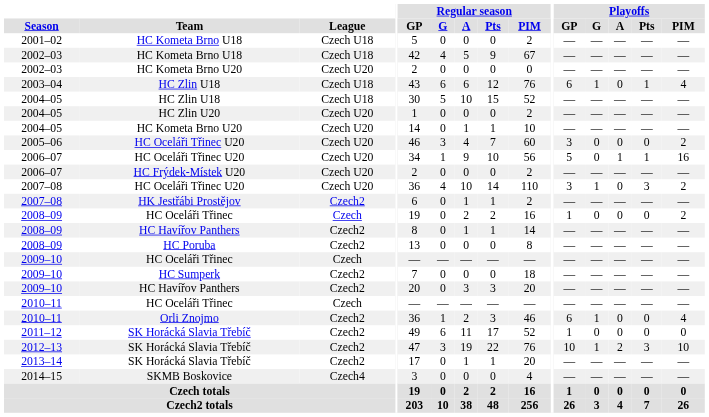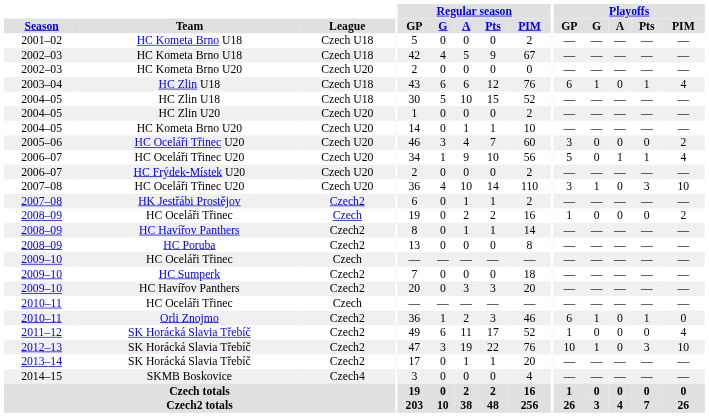(683, 157) 16 -> (683, 157) 4
(683, 186) 2 -> (683, 186) 10
(647, 318) 0 -> (647, 318) 1
(683, 318) 4 -> (683, 318) 0
(683, 332) 0 -> (683, 332) 4
(620, 347) 2 -> (620, 347) 0
